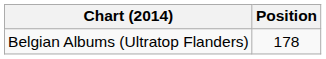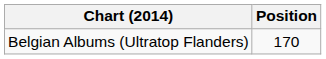(286, 41) 178 -> (286, 41) 170
